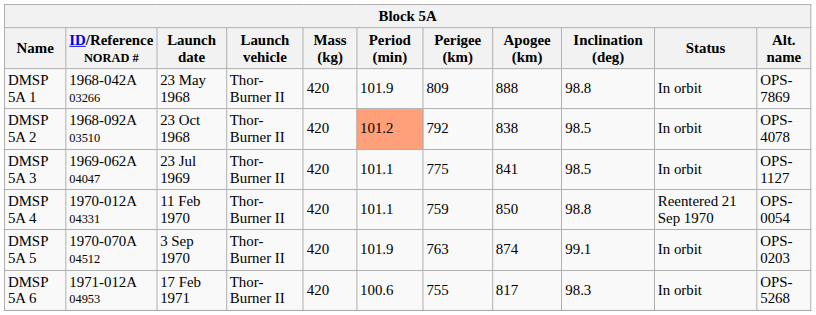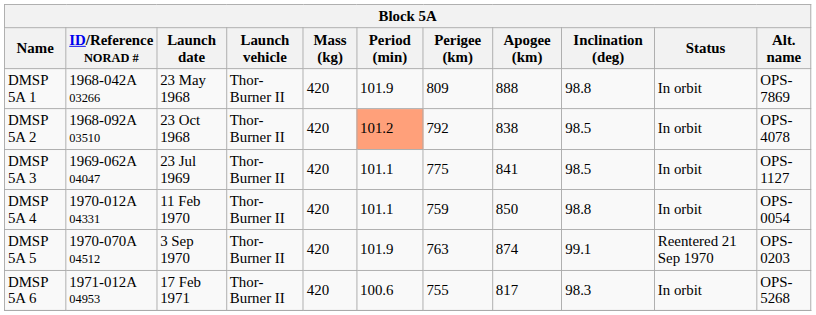(697, 209) Reentered 21 Sep 1970 -> (680, 209) In orbit
(680, 249) In orbit -> (697, 249) Reentered 21 Sep 1970
